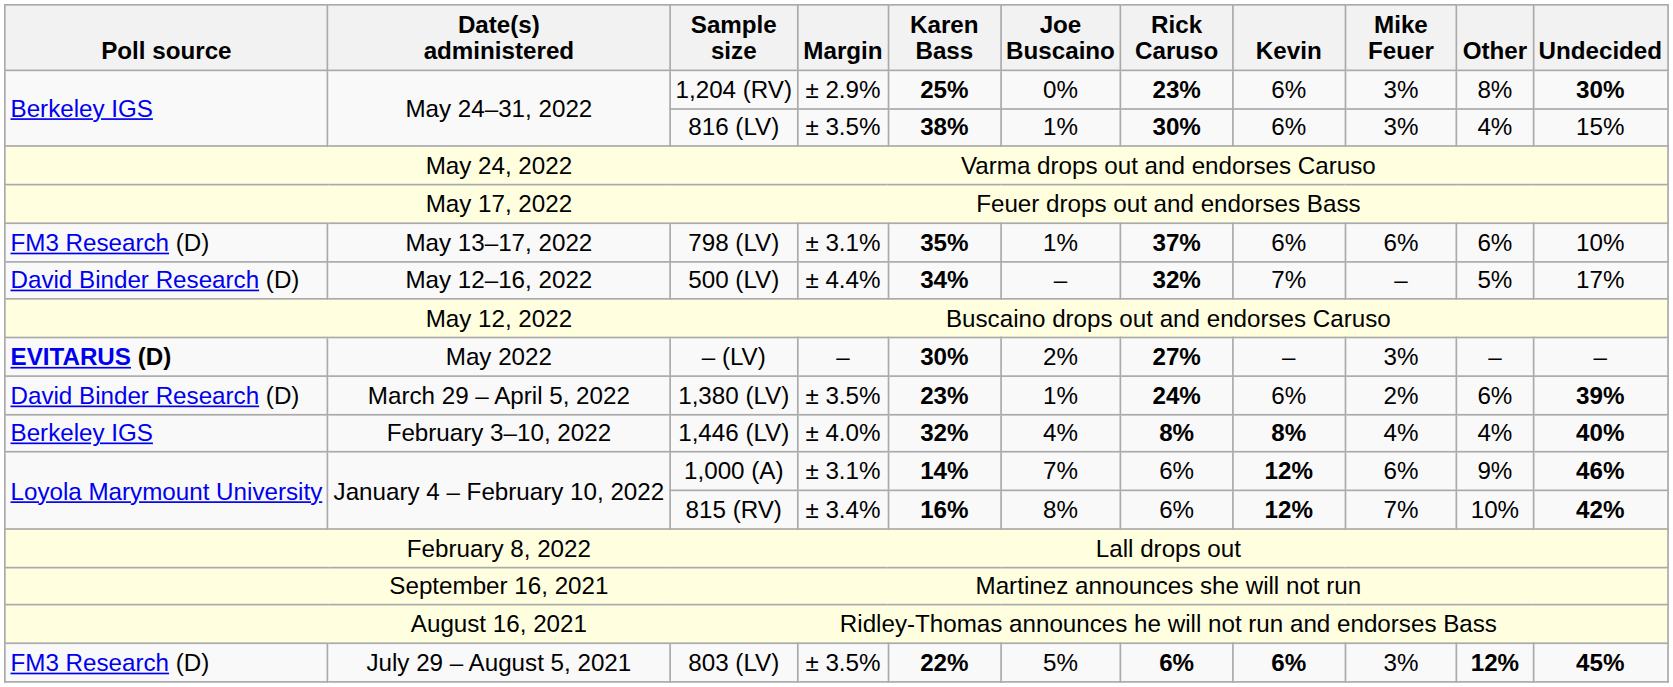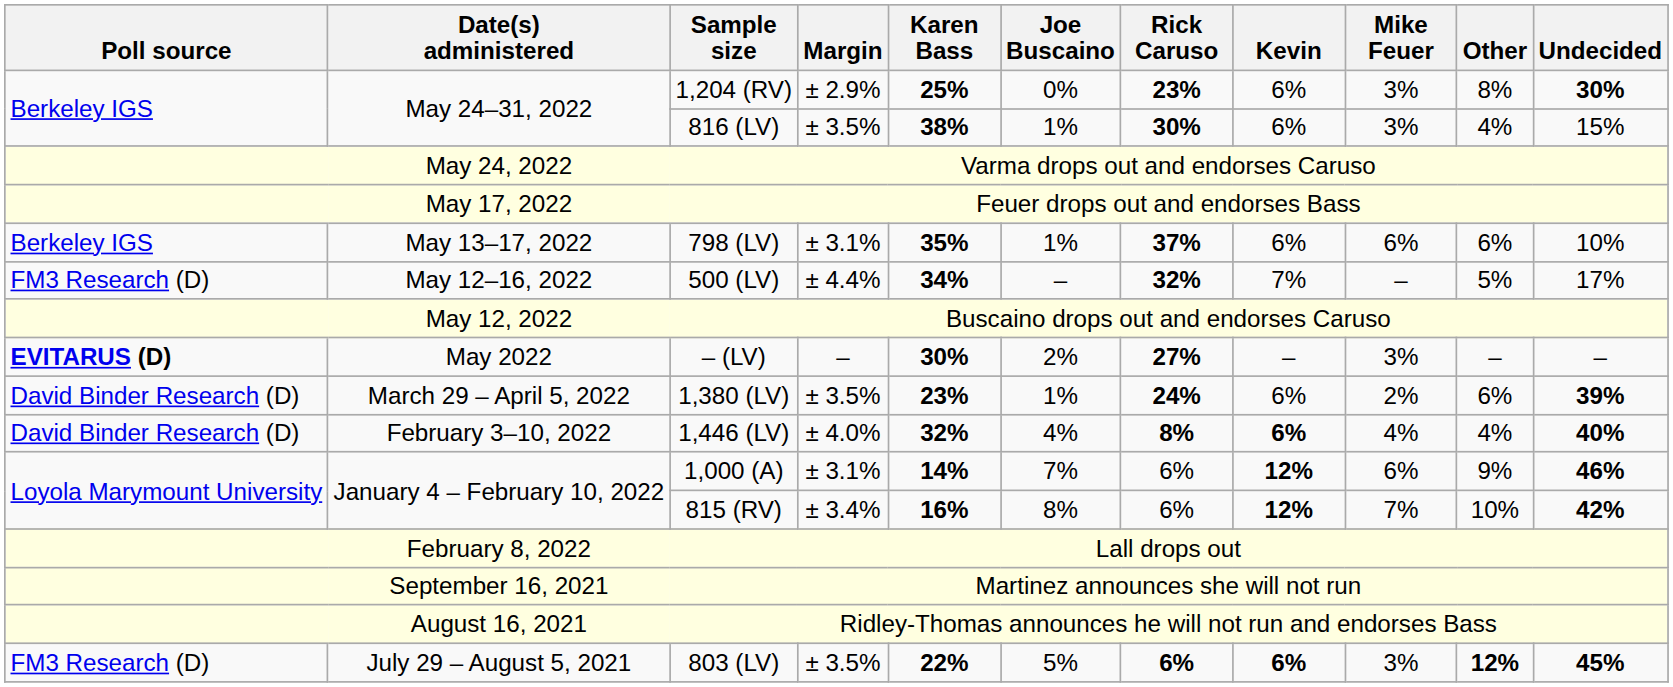(110, 242) FM3 Research (D) -> (82, 242) Berkeley IGS
(155, 281) David Binder Research (D) -> (110, 281) FM3 Research (D)
(82, 433) Berkeley IGS -> (155, 433) David Binder Research (D)
(1289, 433) 8% -> (1289, 433) 6%
